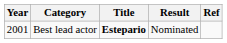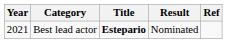(18, 30) 2001 -> (18, 30) 2021
